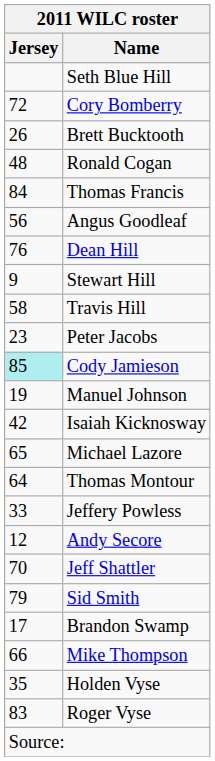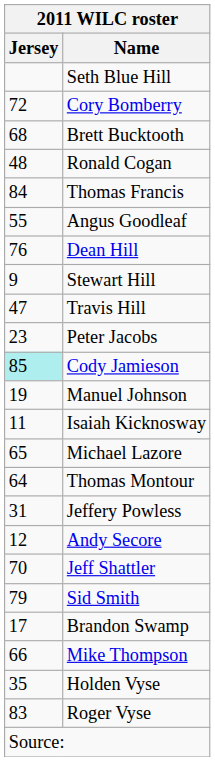(18, 134) 26 -> (18, 134) 68
(18, 221) 56 -> (18, 221) 55
(18, 308) 58 -> (18, 308) 47
(18, 423) 42 -> (18, 423) 11
(18, 510) 33 -> (18, 510) 31
